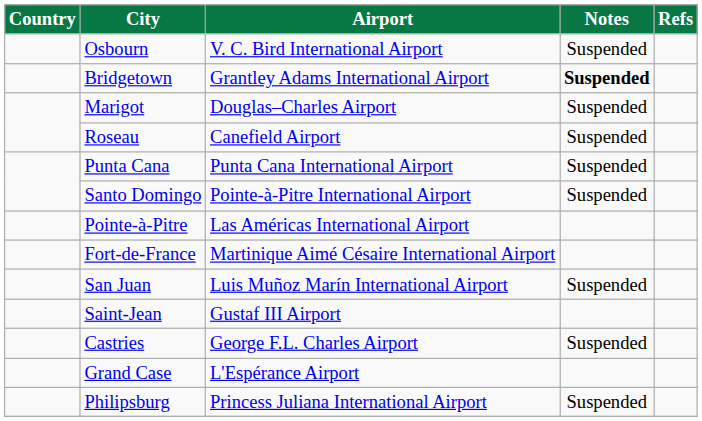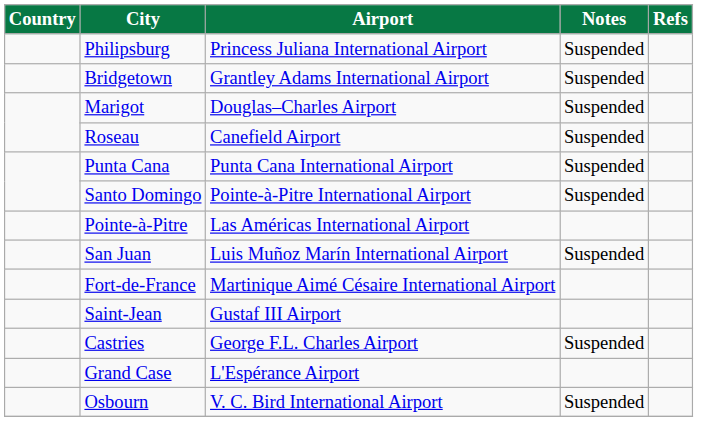rows swapped: (116, 48) <-> (127, 401)
(607, 78) bold -> (604, 78) normal
rows swapped: (140, 254) <-> (118, 284)
